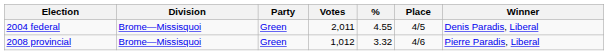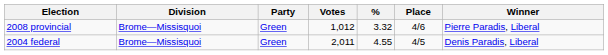rows swapped: (33, 27) <-> (39, 42)
